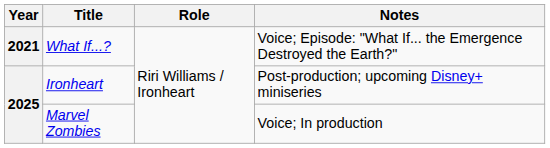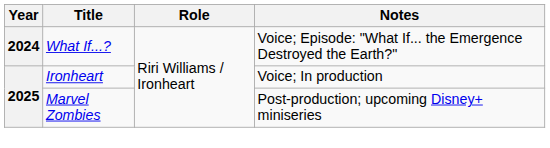(24, 46) 2021 -> (24, 46) 2024
(370, 84) Post-production; upcoming Disney+ miniseries -> (320, 76) Voice; In production
(320, 123) Voice; In production -> (370, 107) Post-production; upcoming Disney+ miniseries
